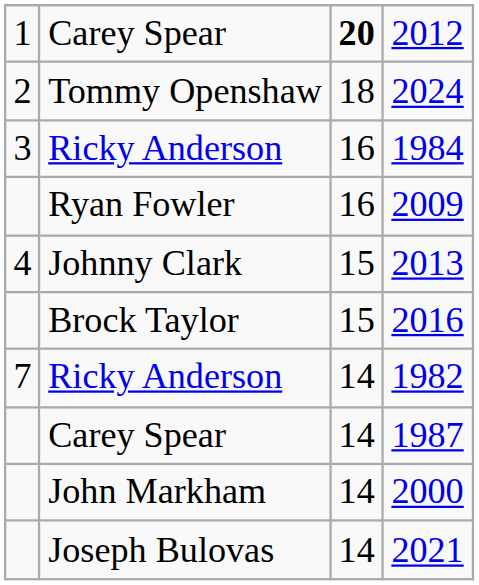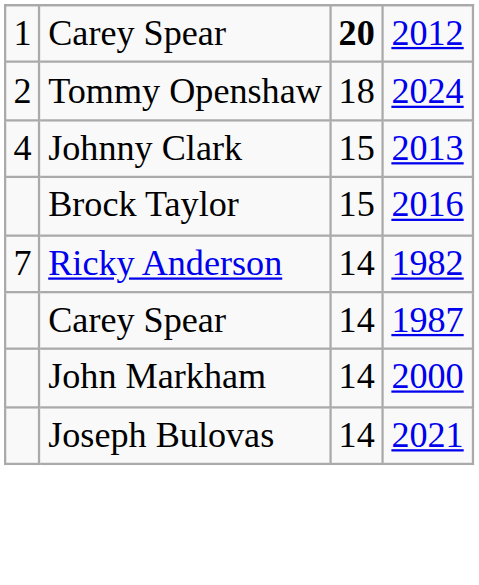- row: (428, 147)
- row: (428, 205)
